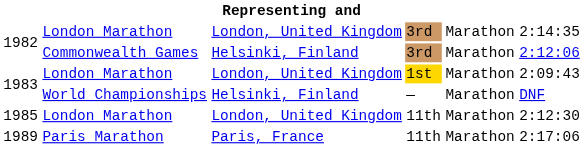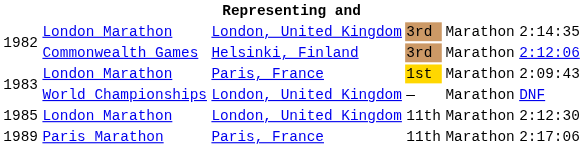(307, 74) London, United Kingdom -> (268, 74) Paris, France
(285, 95) Helsinki, Finland -> (307, 95) London, United Kingdom
